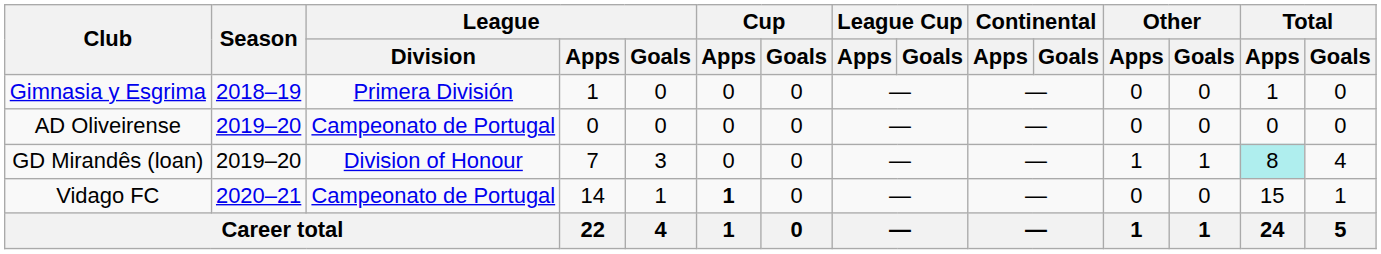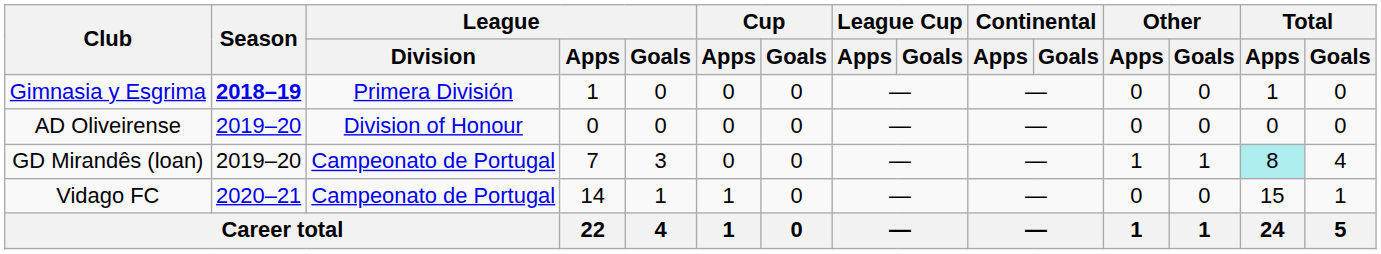(259, 91) normal -> (259, 91) bold
(433, 126) Campeonato de Portugal -> (433, 126) Division of Honour
(433, 160) Division of Honour -> (433, 160) Campeonato de Portugal
(729, 195) bold -> (729, 195) normal
